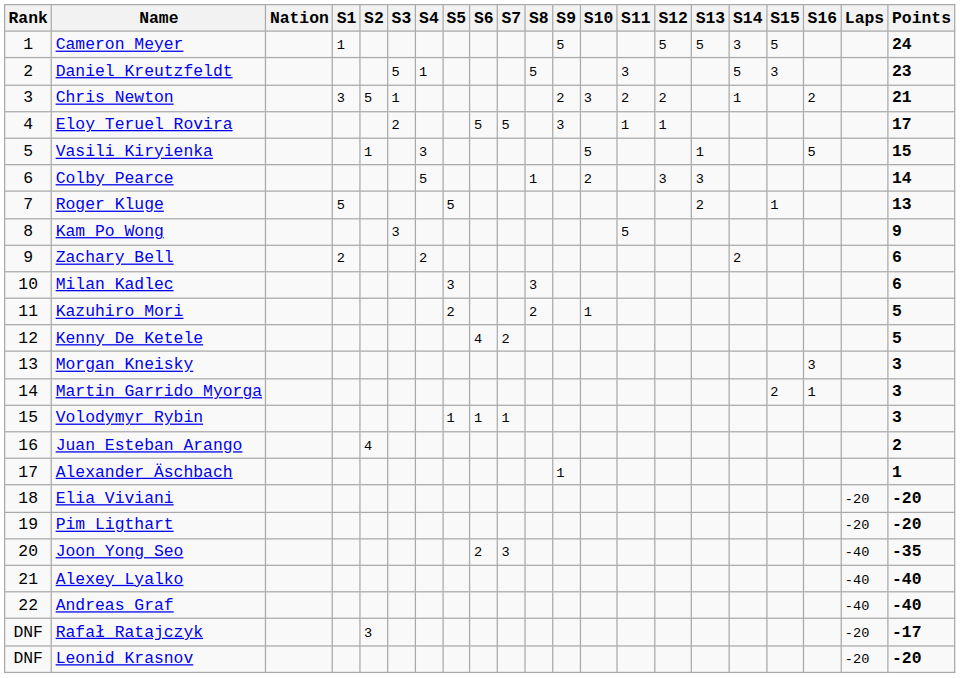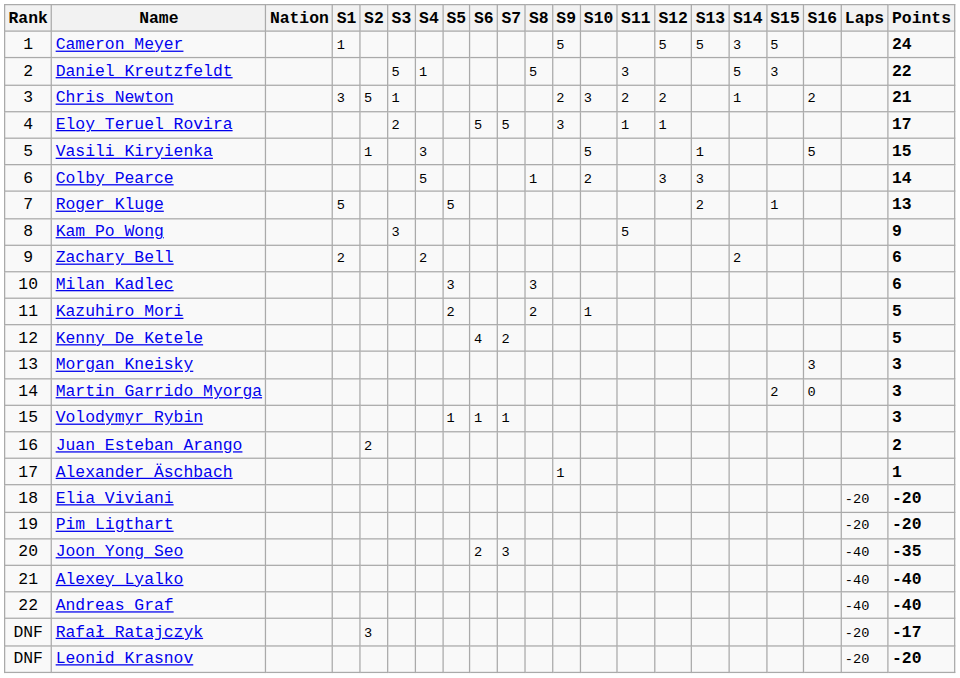(902, 71) 23 -> (902, 71) 22
(812, 392) 1 -> (812, 392) 0
(368, 446) 4 -> (368, 446) 2
